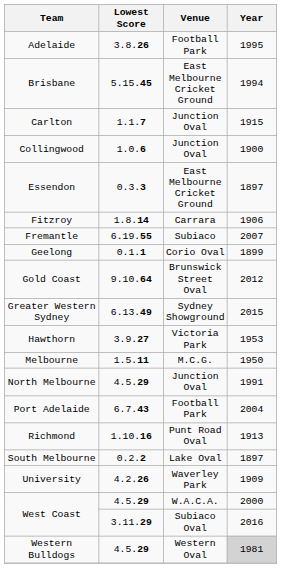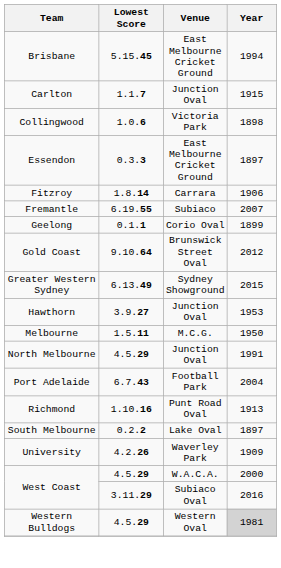- row: (52, 45)
(195, 149) Junction Oval -> (195, 122) Victoria Park
(252, 149) 1900 -> (252, 122) 1898
(195, 339) Victoria Park -> (195, 312) Junction Oval
